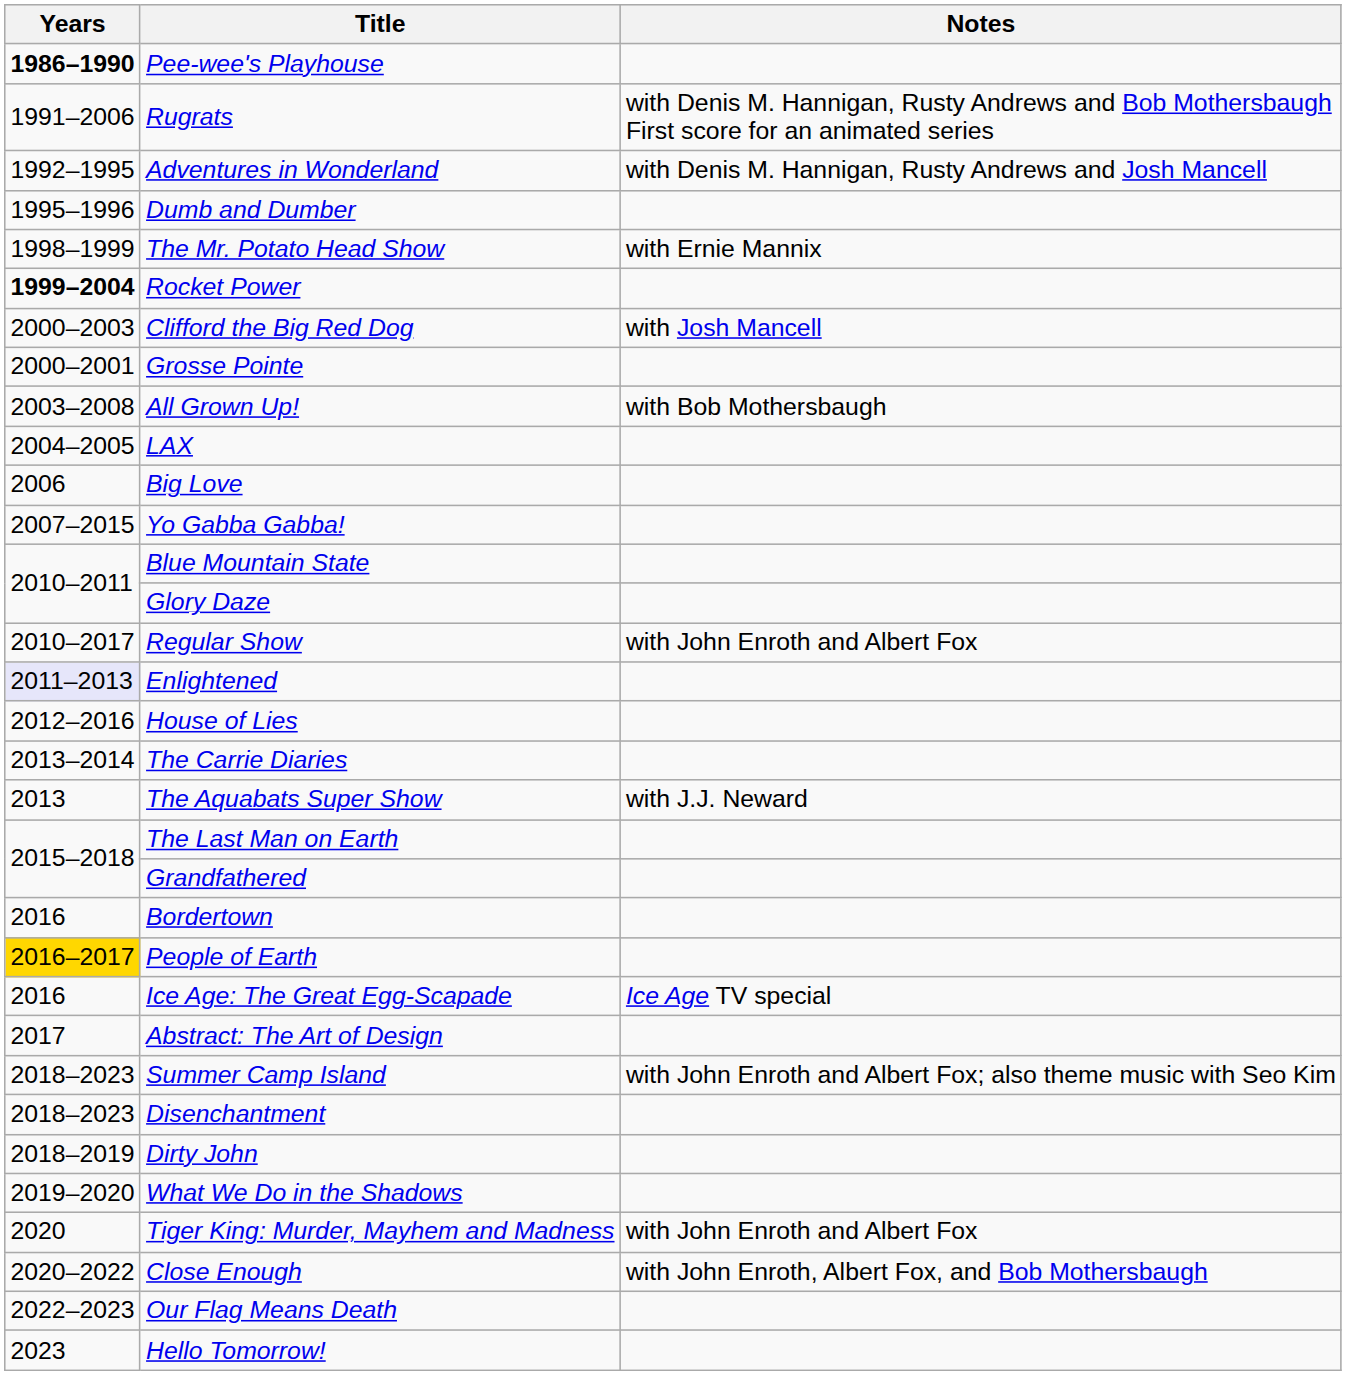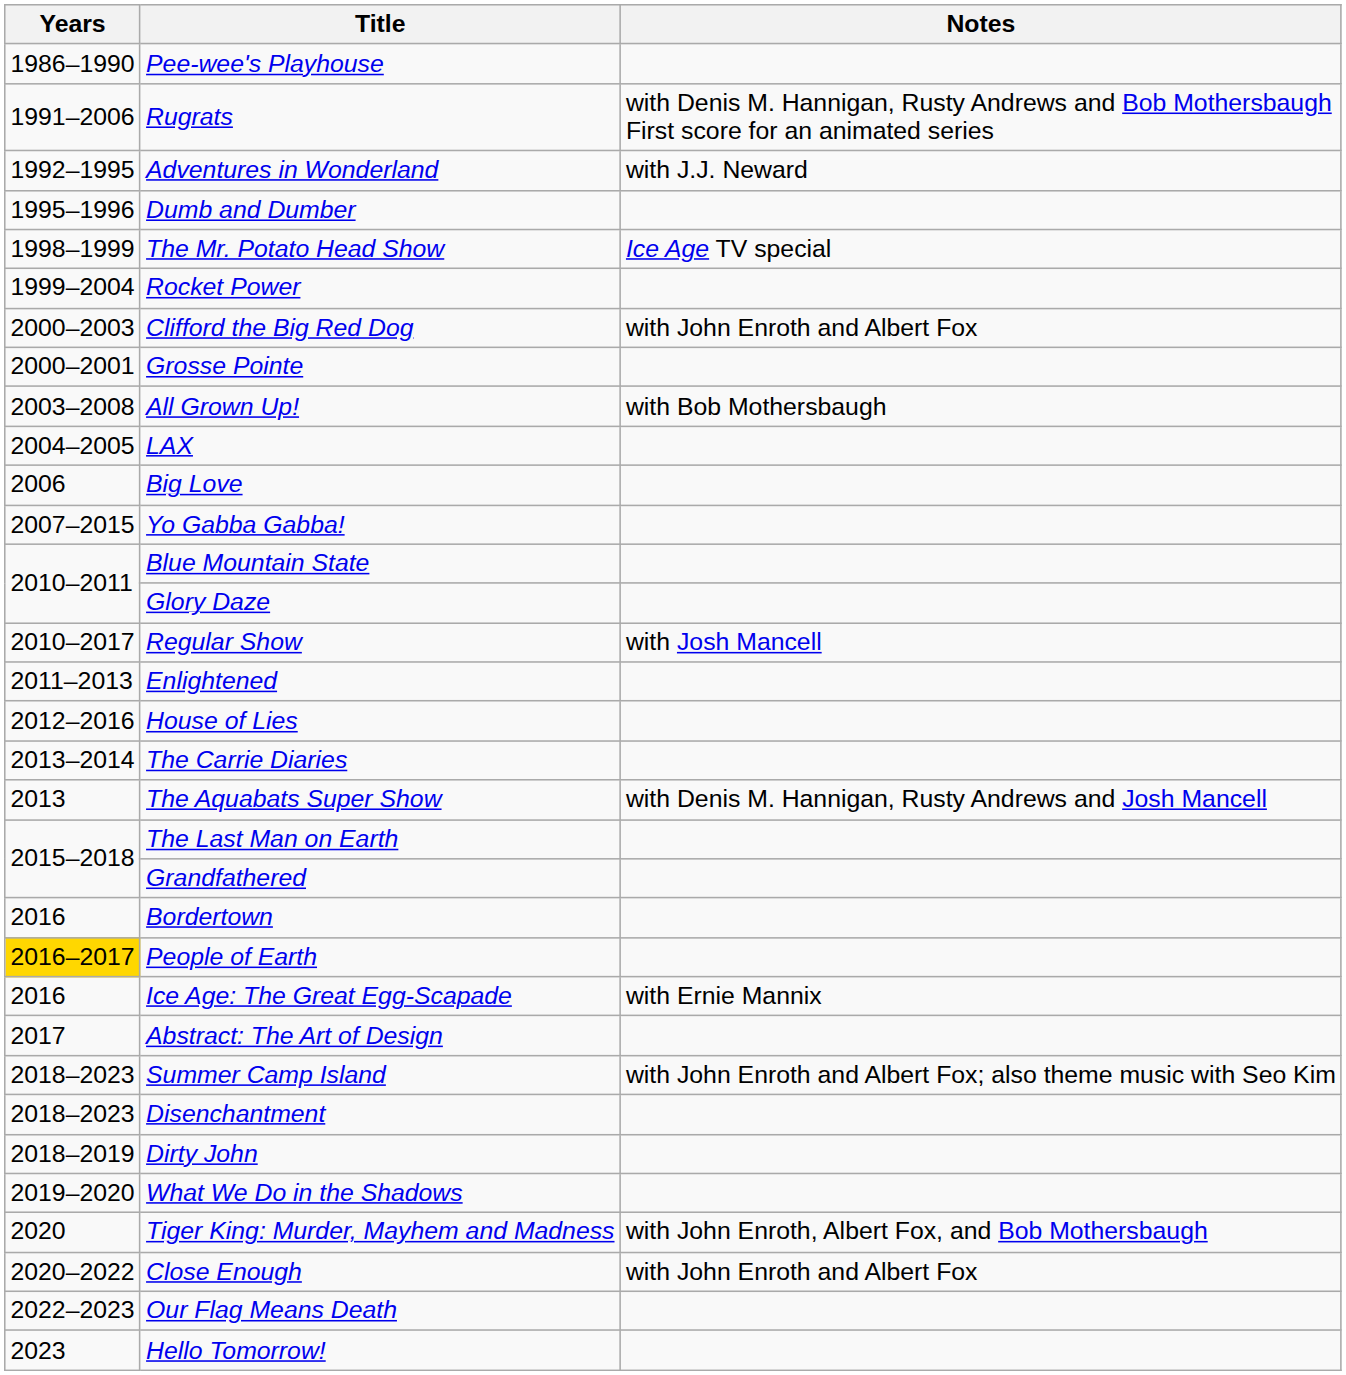(73, 63) bold -> (73, 63) normal
(946, 170) with Denis M. Hannigan, Rusty Andrews and Josh Mancell -> (717, 170) with J.J. Neward
(724, 248) with Ernie Mannix -> (729, 248) Ice Age TV special
(73, 288) bold -> (73, 288) normal
(724, 327) with Josh Mancell -> (802, 327) with John Enroth and Albert Fox
(802, 642) with John Enroth and Albert Fox -> (724, 642) with Josh Mancell
(72, 681) lavender background -> (72, 681) no background
(717, 799) with J.J. Neward -> (946, 799) with Denis M. Hannigan, Rusty Andrews and Josh Mancell
(729, 996) Ice Age TV special -> (724, 996) with Ernie Mannix
(802, 1232) with John Enroth and Albert Fox -> (917, 1232) with John Enroth, Albert Fox, and Bob Mothersbaugh
(917, 1271) with John Enroth, Albert Fox, and Bob Mothersbaugh -> (802, 1271) with John Enroth and Albert Fox
